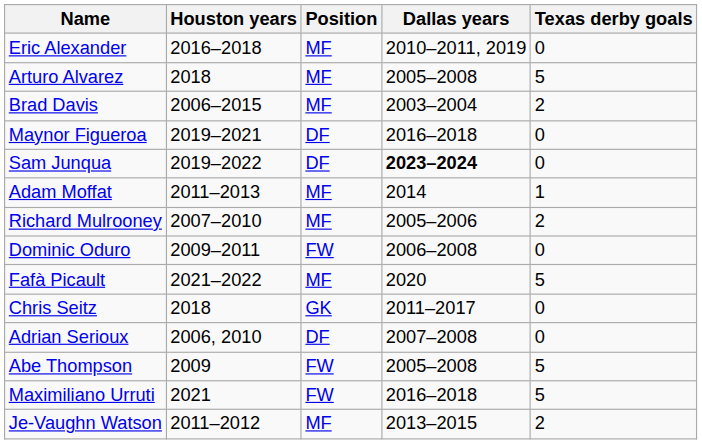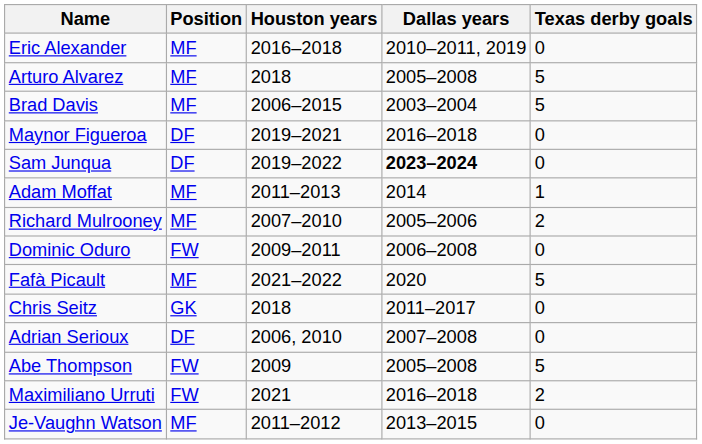columns swapped: (341, 18) <-> (234, 18)
(540, 105) 2 -> (540, 105) 5
(540, 395) 5 -> (540, 395) 2
(540, 423) 2 -> (540, 423) 0
